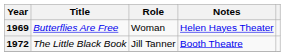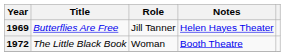(148, 28) Woman -> (153, 28) Jill Tanner
(153, 43) Jill Tanner -> (148, 43) Woman
